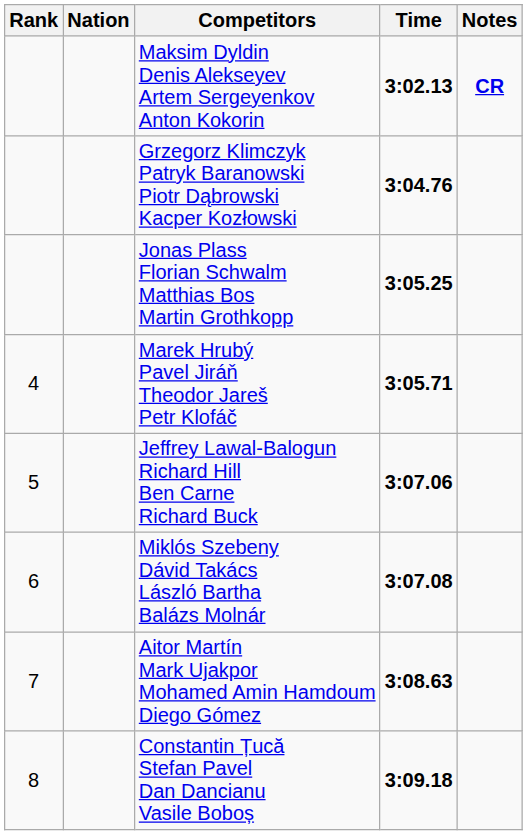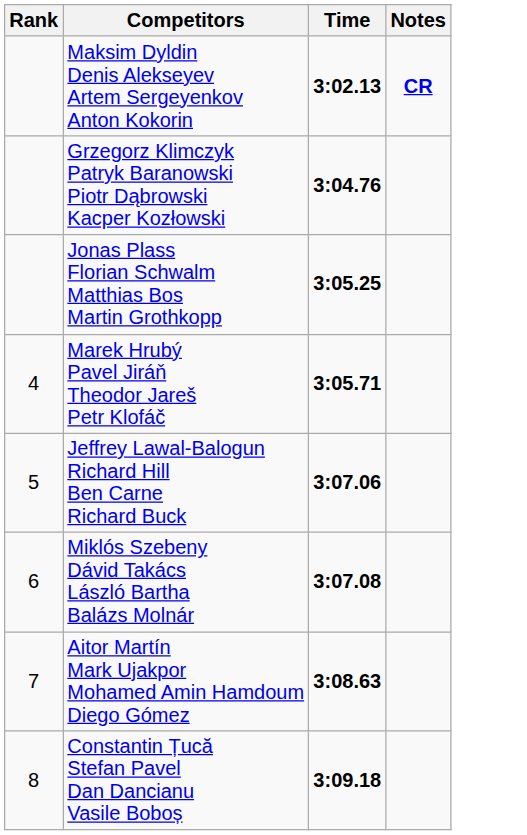- column: (98, 20)
